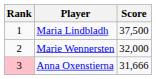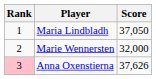(134, 31) 37,500 -> (134, 31) 37,050
(134, 66) 31,666 -> (134, 66) 37,626
